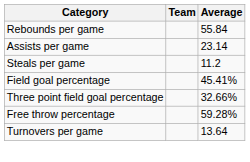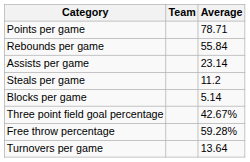+ row: (46, 30)
+ row: (47, 98)
- row: (58, 81)
(219, 98) 32.66% -> (219, 115) 42.67%
